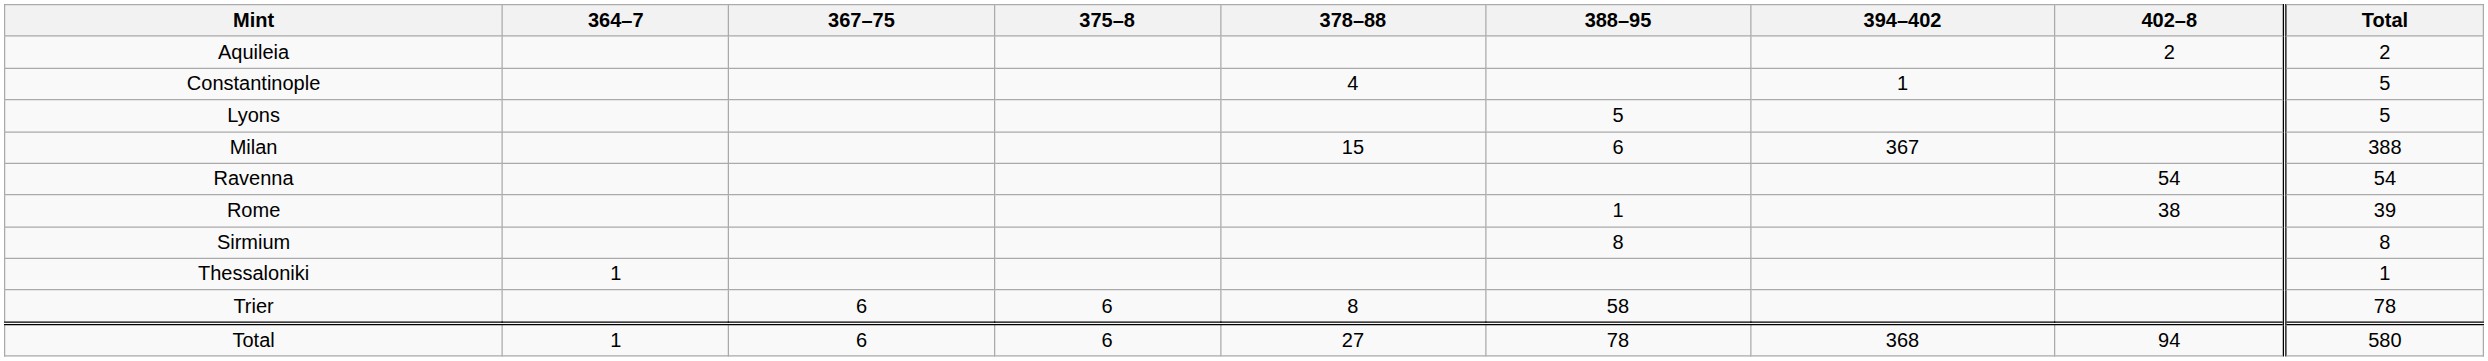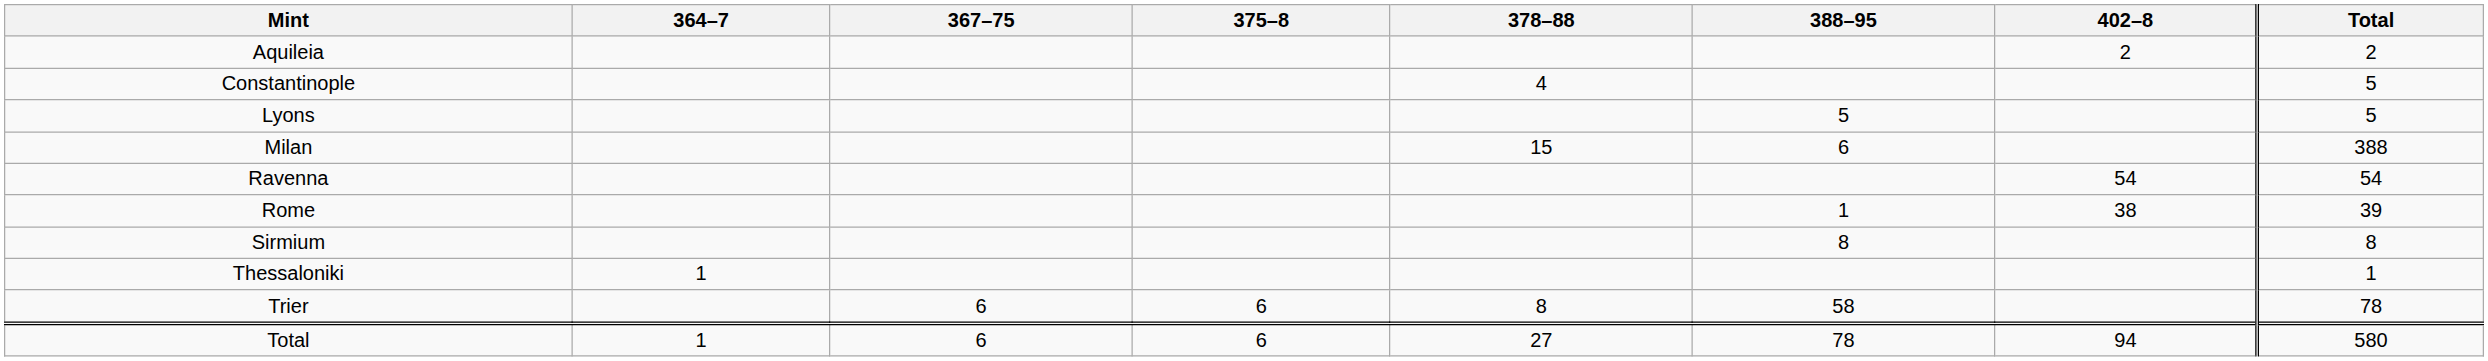- column: (1903, 20)
